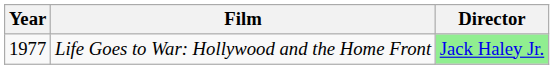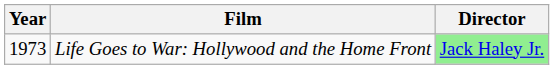(28, 49) 1977 -> (28, 49) 1973
